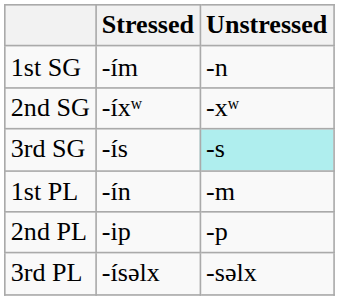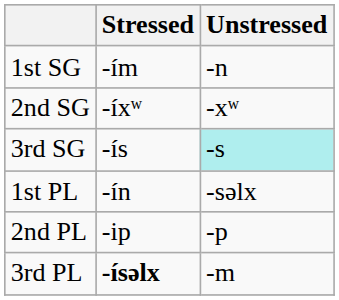(221, 190) -m -> (231, 190) -səlx
(131, 273) normal -> (131, 273) bold
(231, 273) -səlx -> (221, 273) -m
